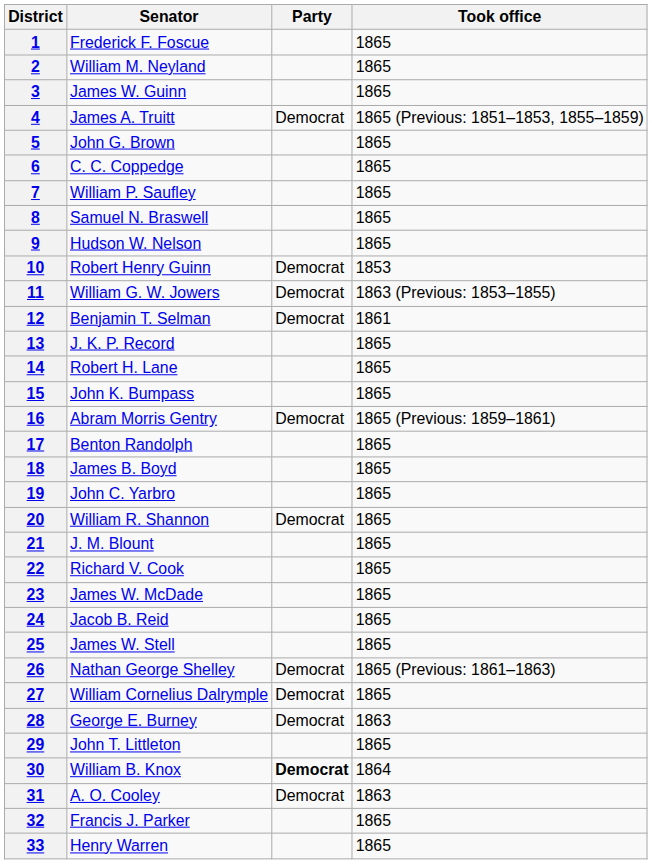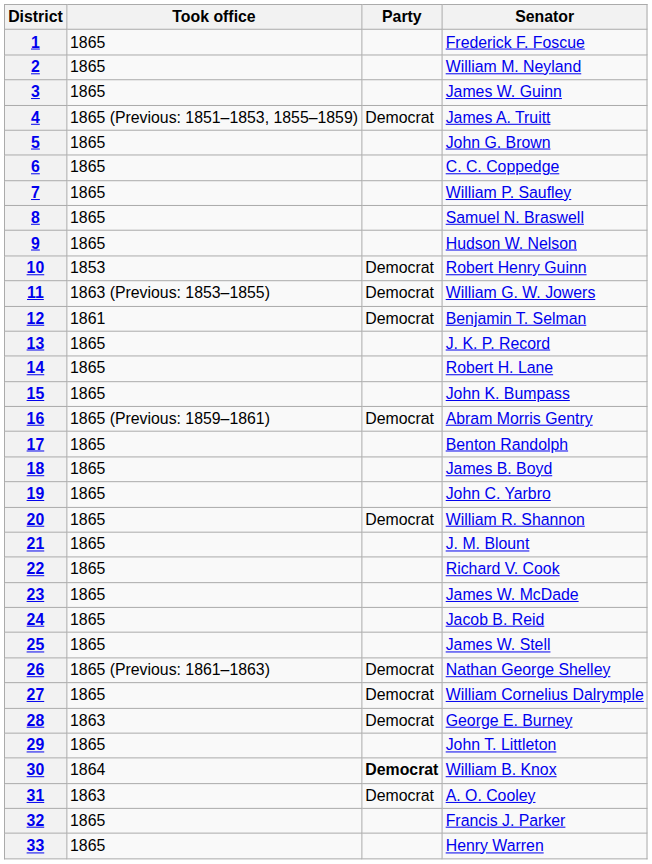columns swapped: (169, 17) <-> (500, 17)
